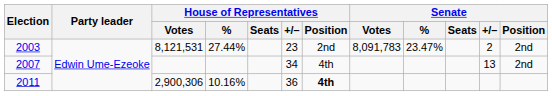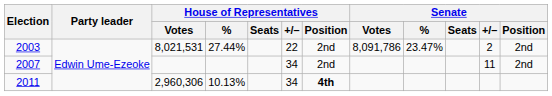(179, 47) 8,121,531 -> (179, 47) 8,021,531
(292, 47) 23 -> (292, 47) 22
(377, 47) 8,091,783 -> (377, 47) 8,091,786
(326, 64) 4th -> (326, 64) 2nd
(490, 64) 13 -> (490, 64) 11
(179, 82) 2,900,306 -> (179, 82) 2,960,306
(227, 82) 10.16% -> (227, 82) 10.13%
(292, 82) 36 -> (292, 82) 34
